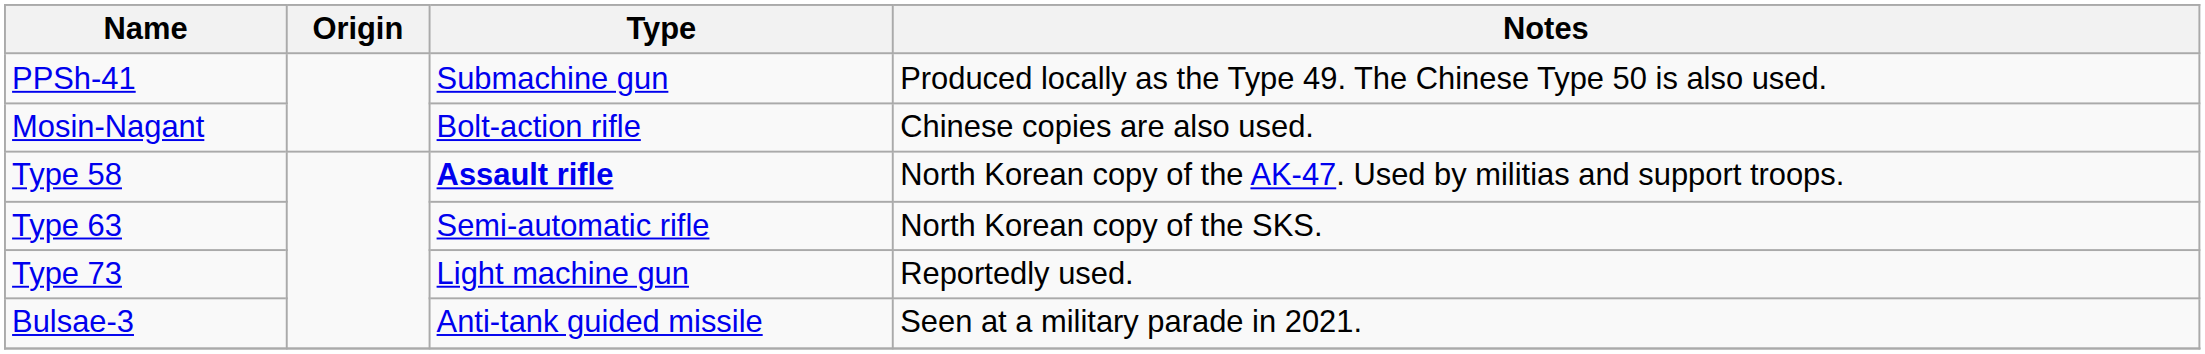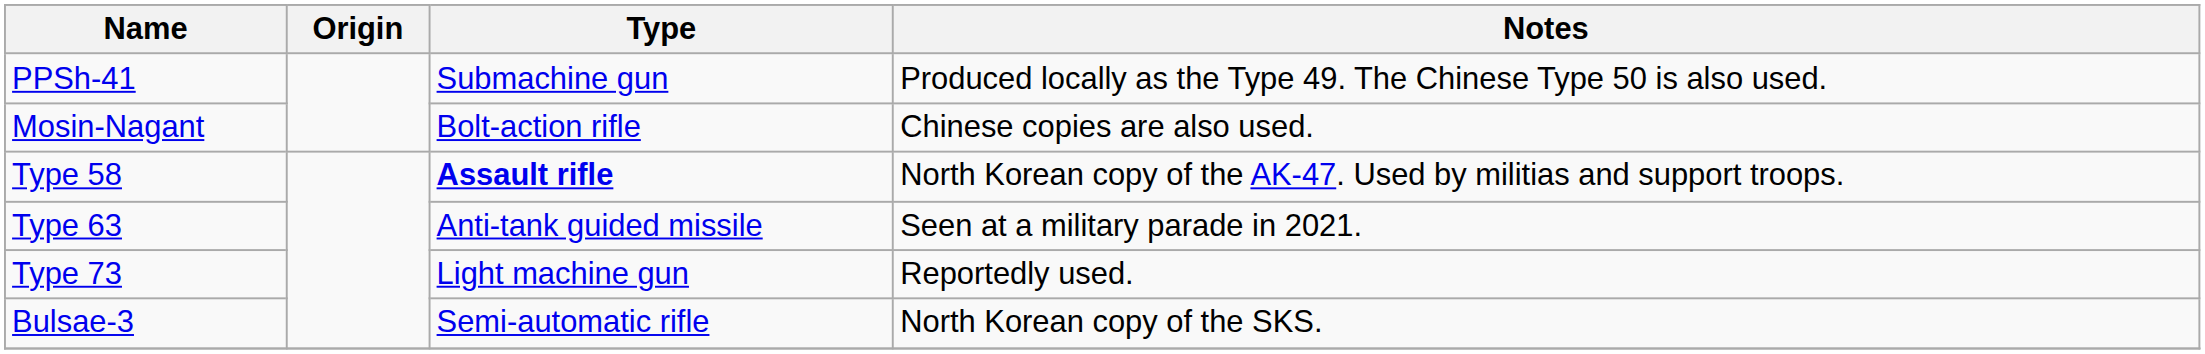(573, 224) Semi-automatic rifle -> (600, 224) Anti-tank guided missile
(1111, 224) North Korean copy of the SKS. -> (1131, 224) Seen at a military parade in 2021.
(600, 322) Anti-tank guided missile -> (573, 322) Semi-automatic rifle
(1131, 322) Seen at a military parade in 2021. -> (1111, 322) North Korean copy of the SKS.
